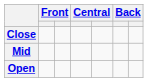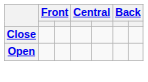- row: (21, 51)
